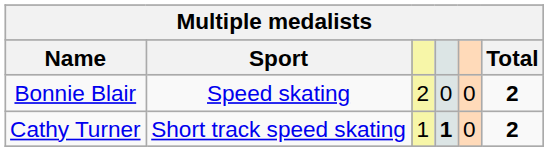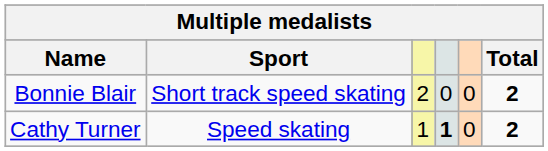(279, 93) Speed skating -> (279, 93) Short track speed skating
(279, 129) Short track speed skating -> (279, 129) Speed skating
